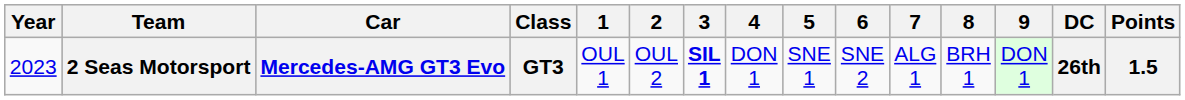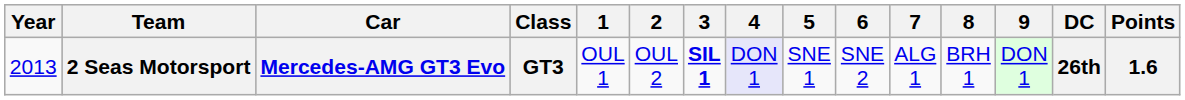(33, 66) 2023 -> (33, 66) 2013
(754, 66) no background -> (754, 66) lavender background
(1143, 66) 1.5 -> (1143, 66) 1.6
